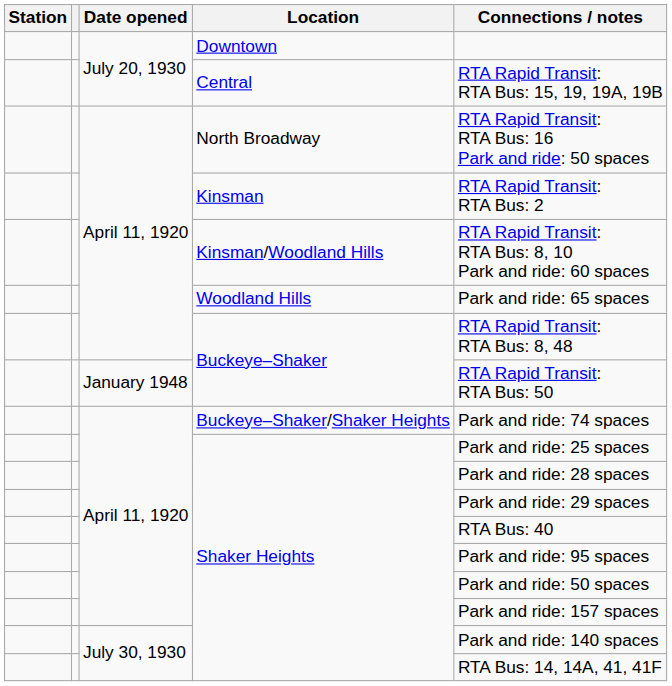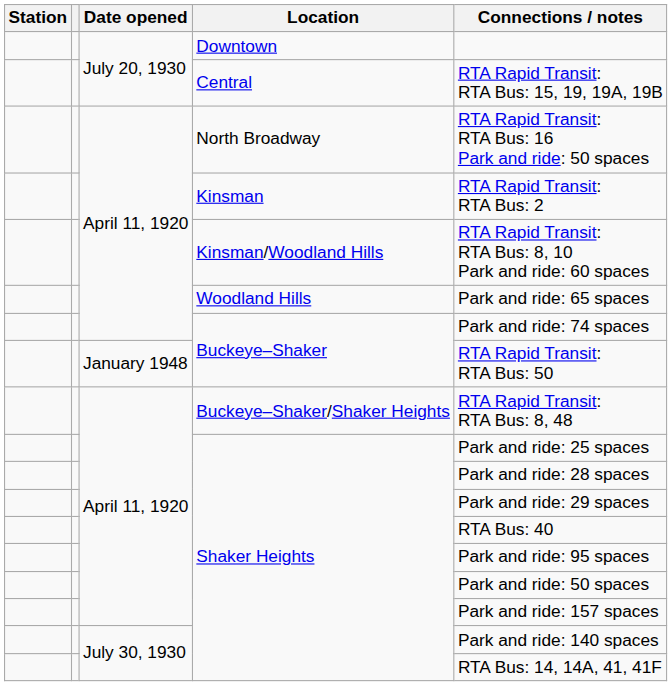(530, 336) RTA Rapid Transit: RTA Bus: 8, 48 -> (553, 326) Park and ride: 74 spaces
(553, 420) Park and ride: 74 spaces -> (530, 410) RTA Rapid Transit: RTA Bus: 8, 48
